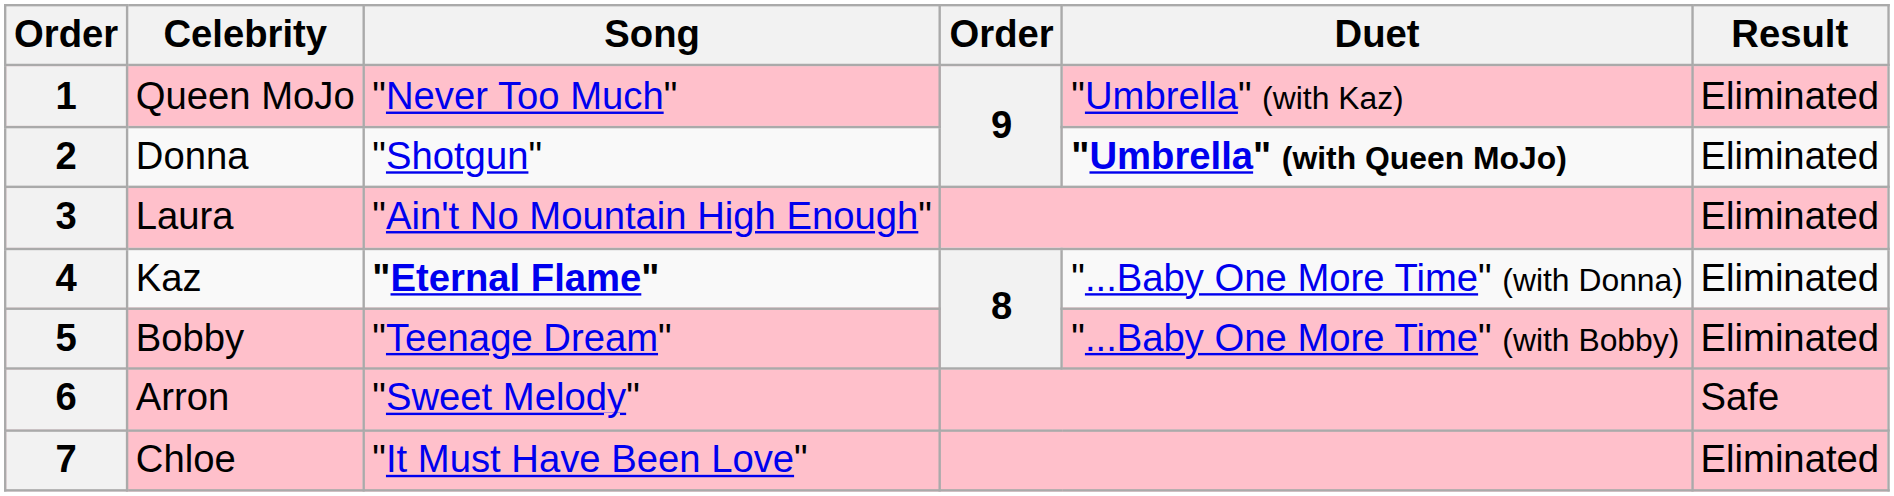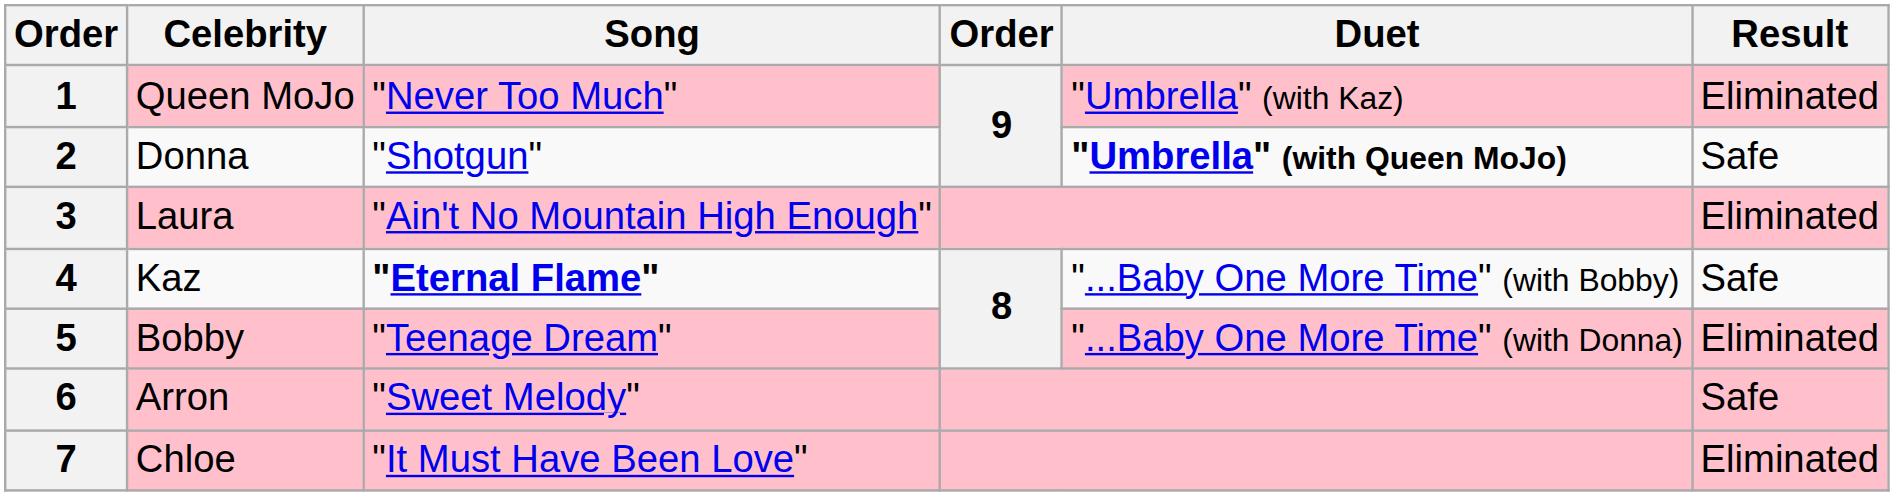(1790, 156) Eliminated -> (1740, 156) Safe
(1377, 277) "...Baby One More Time" (with Donna) -> (1375, 277) "...Baby One More Time" (with Bobby)
(1790, 277) Eliminated -> (1740, 277) Safe
(1375, 338) "...Baby One More Time" (with Bobby) -> (1377, 338) "...Baby One More Time" (with Donna)
